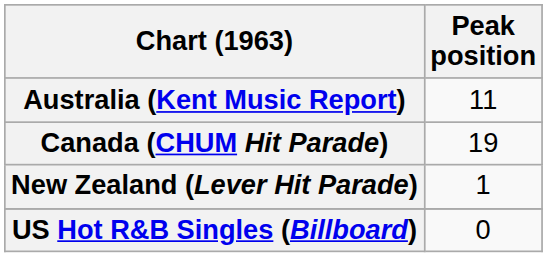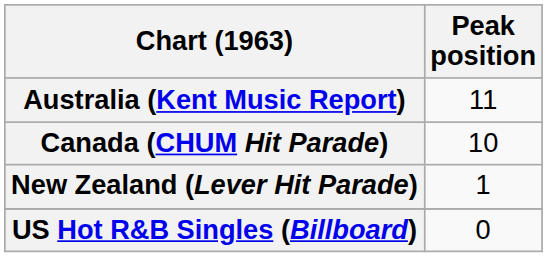(483, 142) 19 -> (483, 142) 10
